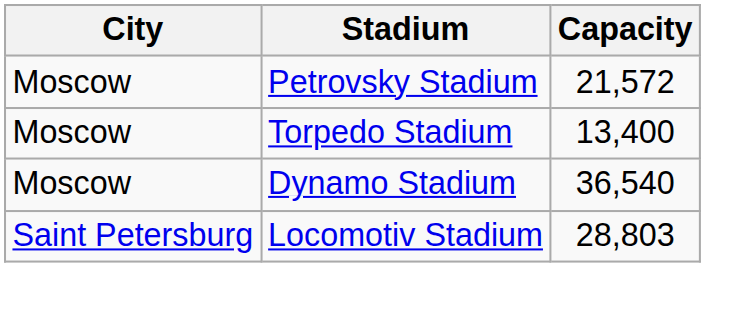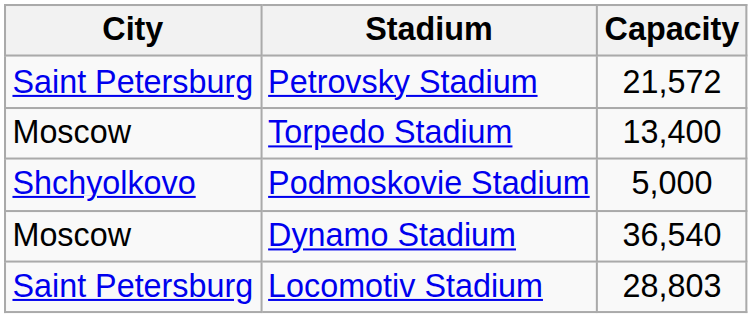(72, 81) Moscow -> (133, 81) Saint Petersburg
+ row: (429, 183)
